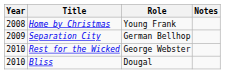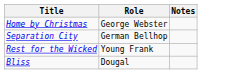- column: (16, 11)
(150, 24) Young Frank -> (134, 24) George Webster
(157, 50) George Webster -> (127, 50) Young Frank
